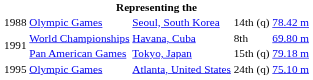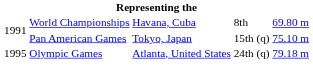- row: (176, 22)
(291, 53) 79.18 m -> (291, 38) 75.10 m
(291, 69) 75.10 m -> (291, 53) 79.18 m
